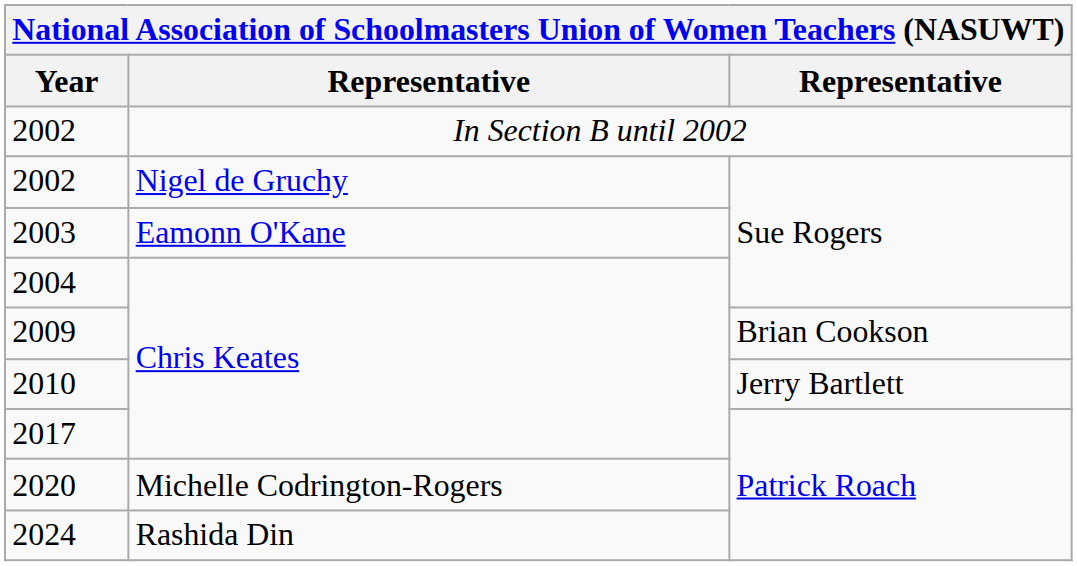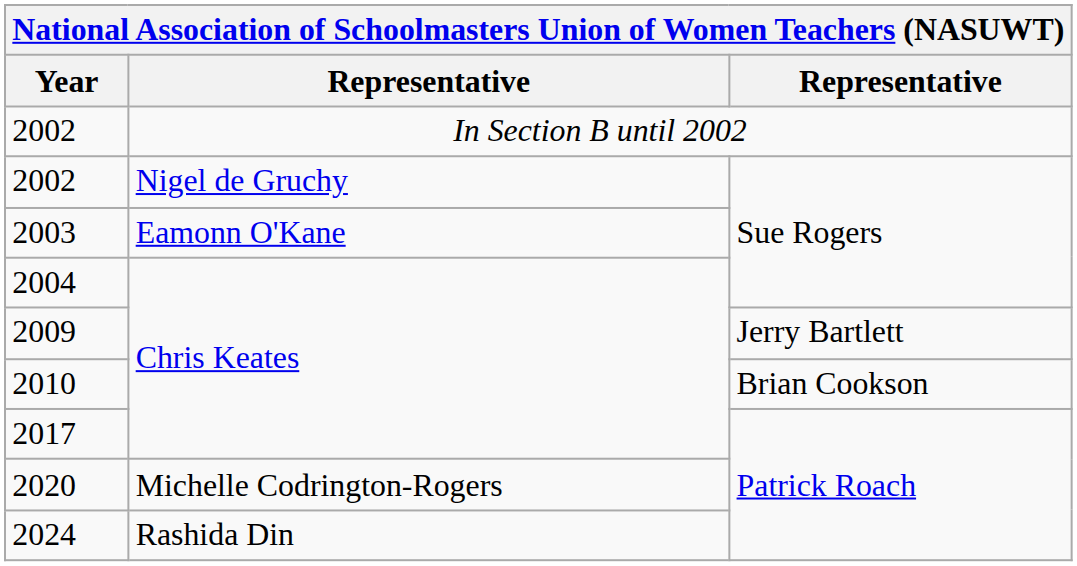(833, 332) Brian Cookson -> (820, 332) Jerry Bartlett
(820, 383) Jerry Bartlett -> (833, 383) Brian Cookson
